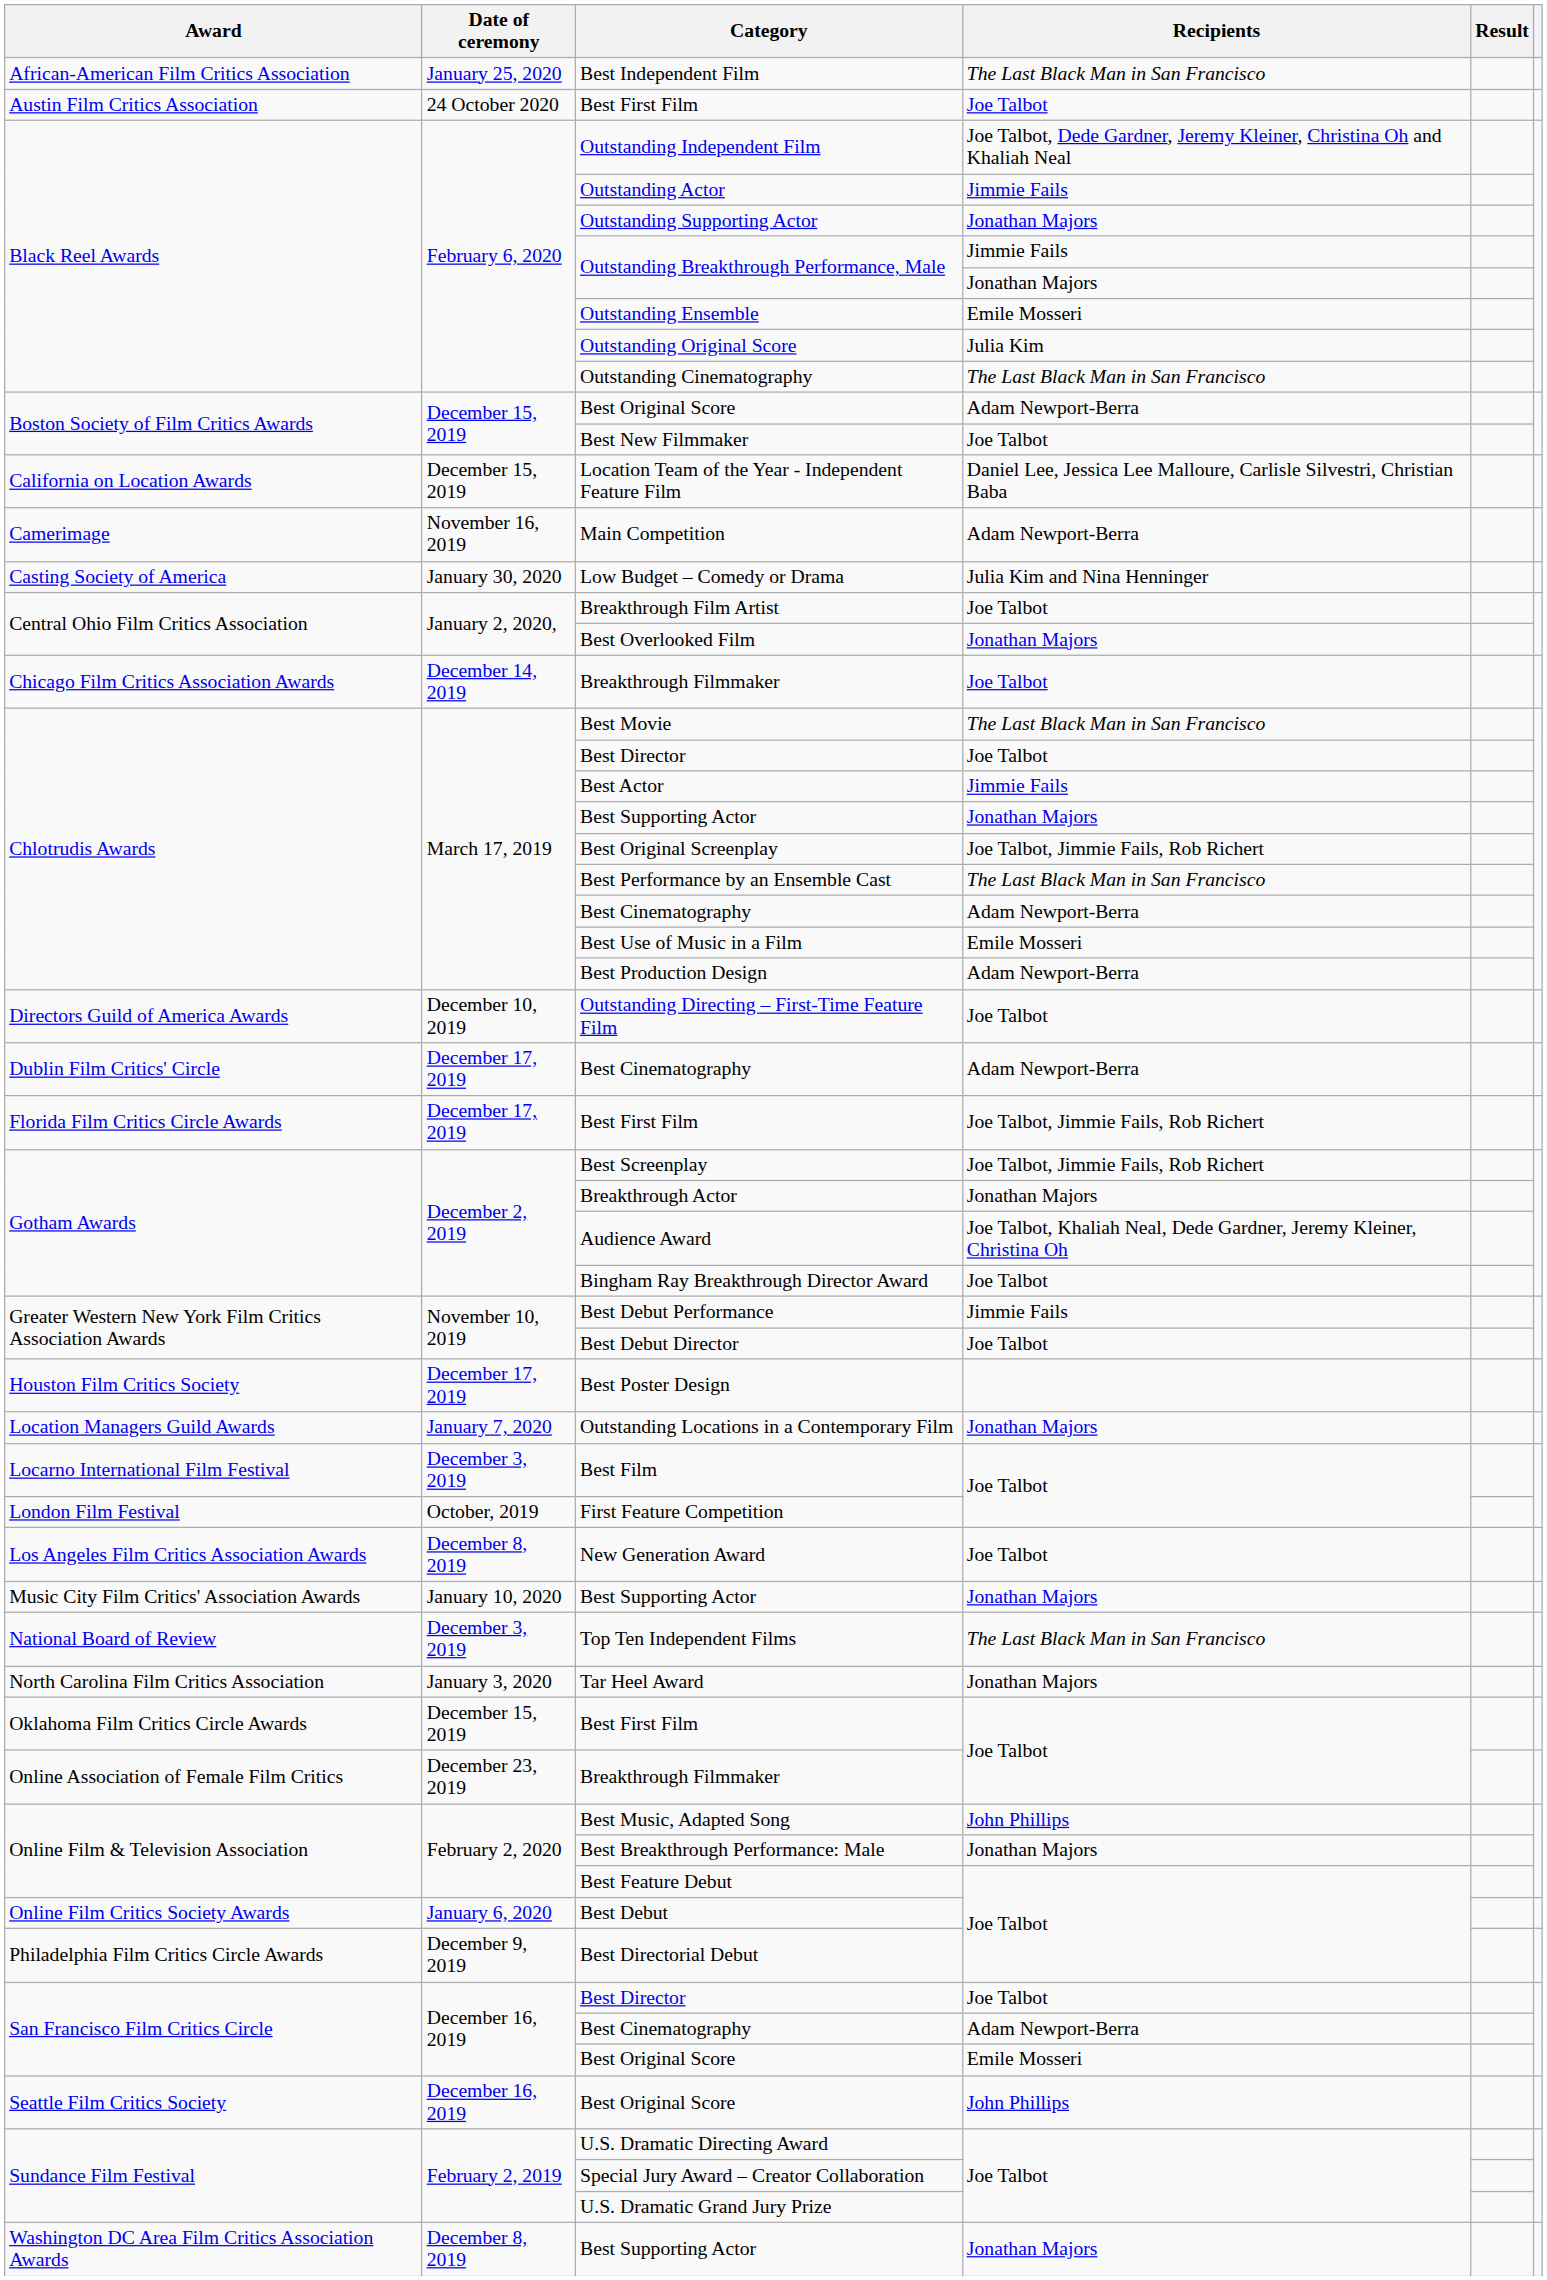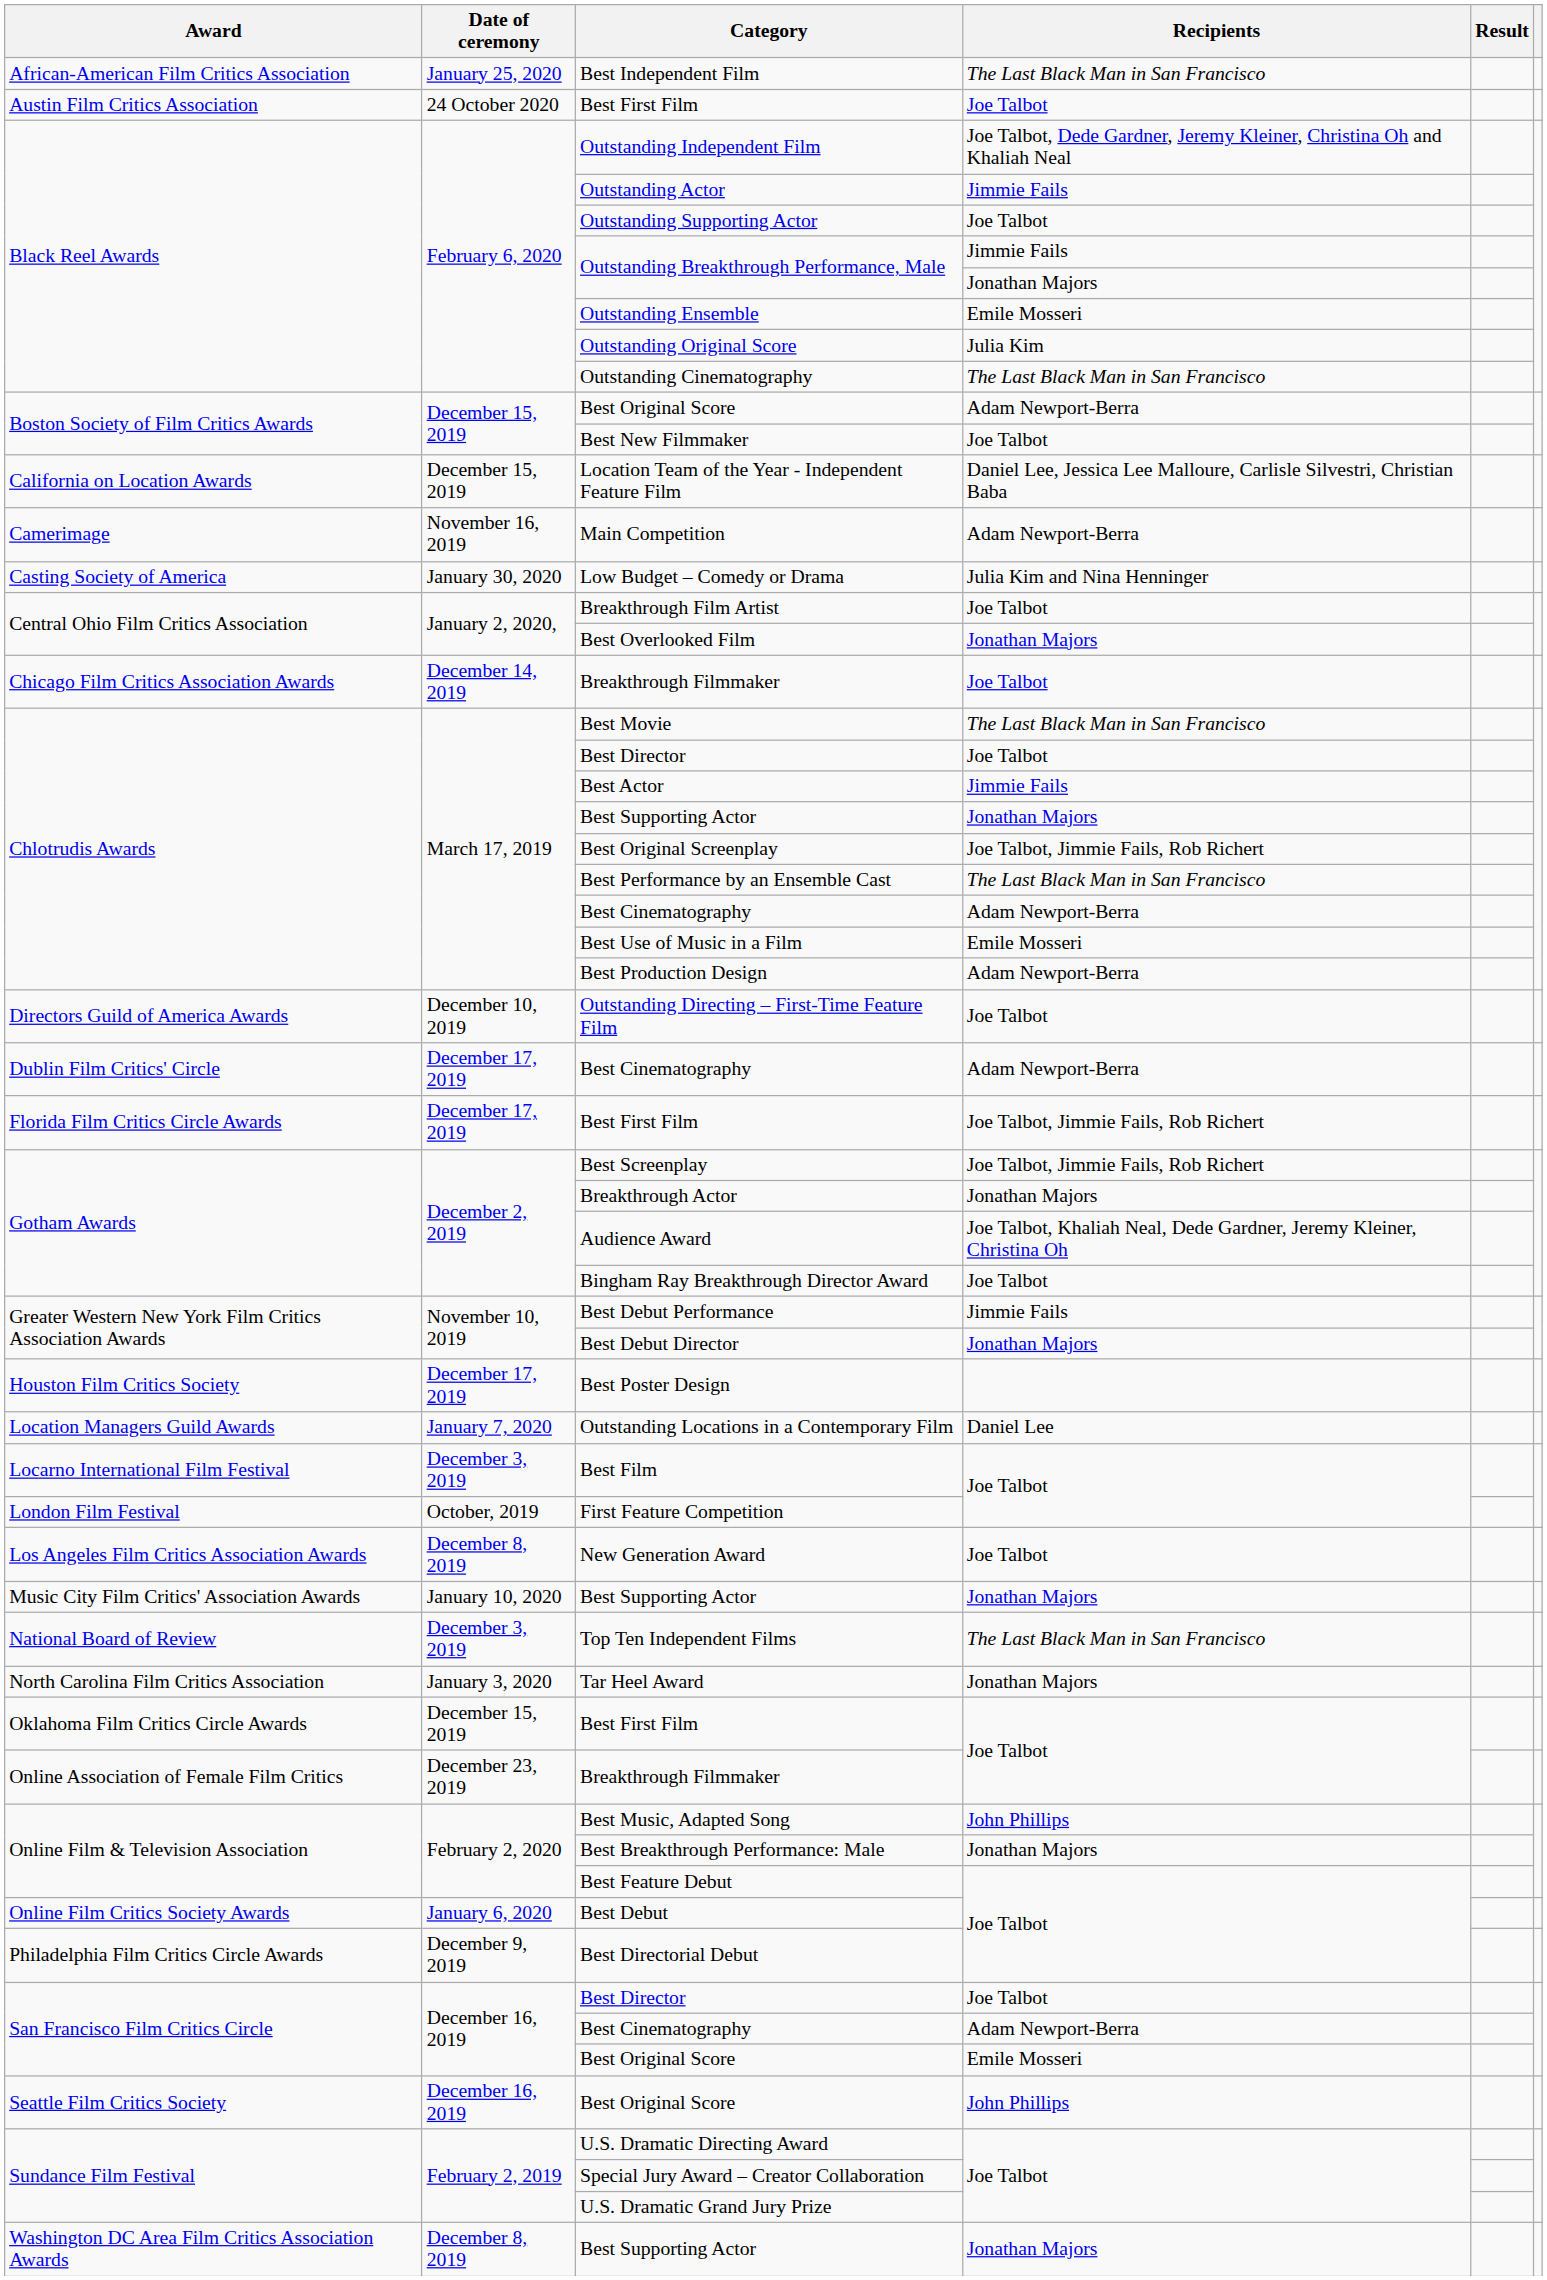(1032, 220) Jonathan Majors -> (1007, 220) Joe Talbot
(1007, 1342) Joe Talbot -> (1032, 1342) Jonathan Majors
(1032, 1427) Jonathan Majors -> (1010, 1427) Daniel Lee
